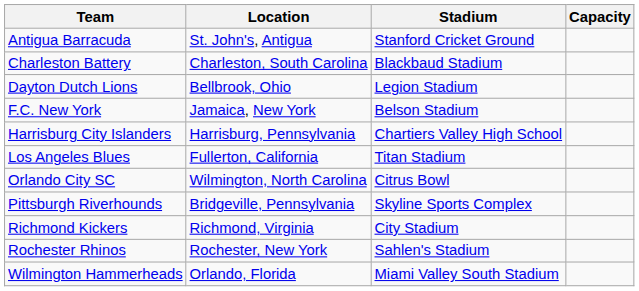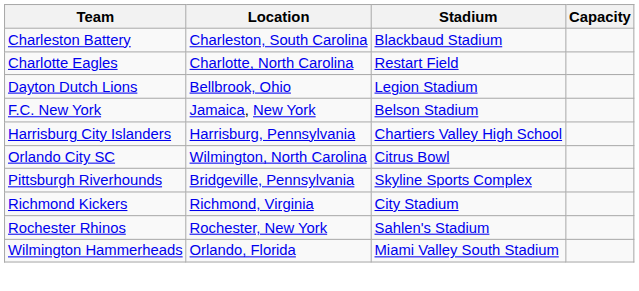- row: (69, 40)
+ row: (63, 63)
- row: (69, 157)
